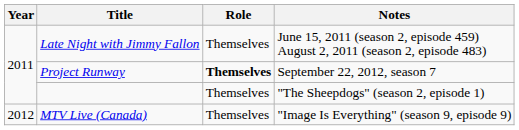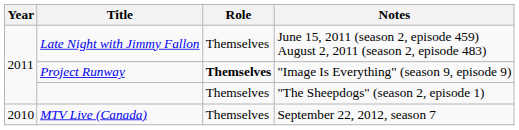(357, 72) September 22, 2012, season 7 -> (394, 72) "Image Is Everything" (season 9, episode 9)
(21, 114) 2012 -> (21, 114) 2010
(394, 114) "Image Is Everything" (season 9, episode 9) -> (357, 114) September 22, 2012, season 7
